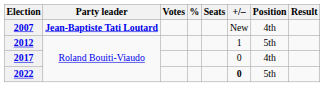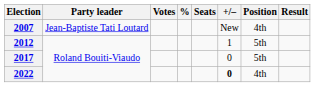(102, 27) bold -> (97, 27) normal
(270, 58) 4th -> (260, 58) 5th
(270, 74) 5th -> (260, 74) 4th
